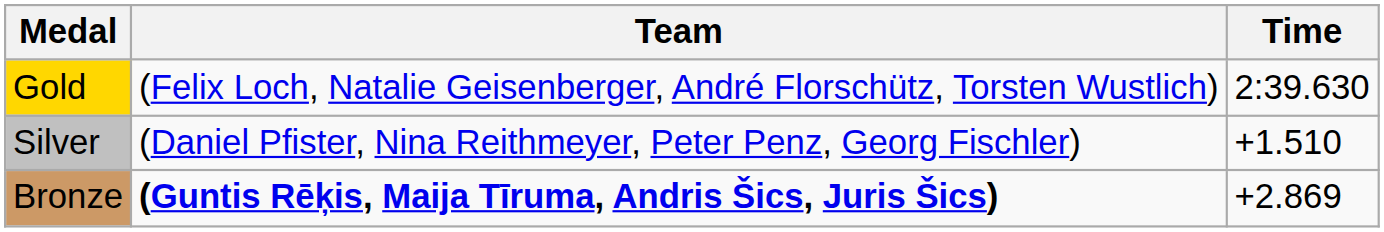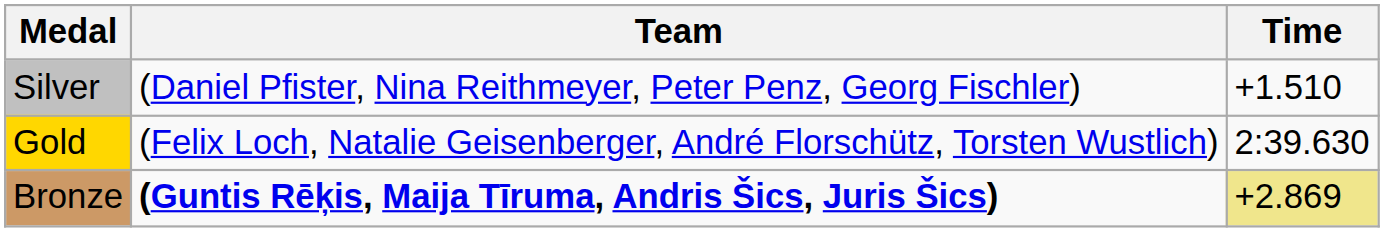rows swapped: (50, 87) <-> (57, 142)
(1288, 197) no background -> (1288, 197) khaki background
